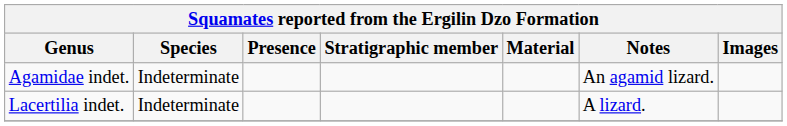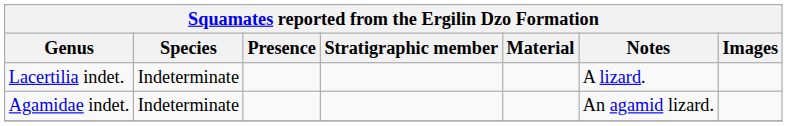rows swapped: (69, 76) <-> (67, 105)
